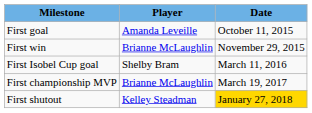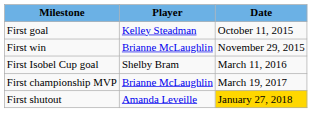(159, 30) Amanda Leveille -> (159, 30) Kelley Steadman
(159, 99) Kelley Steadman -> (159, 99) Amanda Leveille
